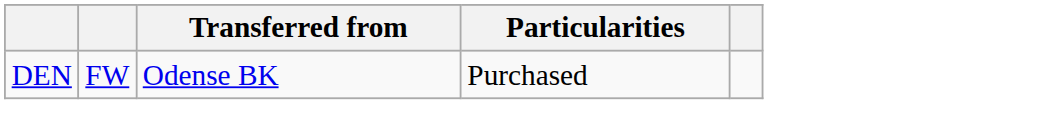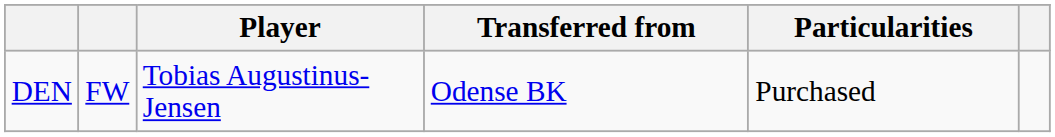+ column: (280, 27)
